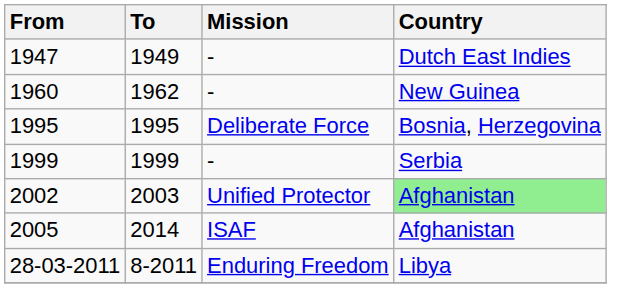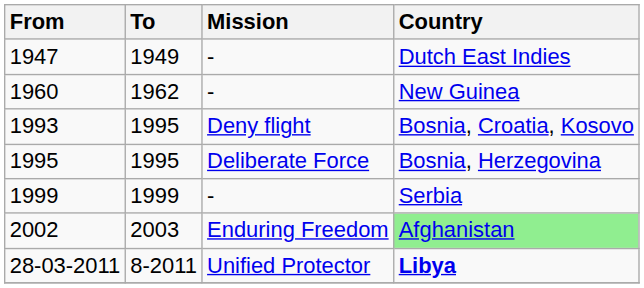+ row: (34, 126)
(289, 195) Unified Protector -> (298, 230) Enduring Freedom
- row: (34, 230)
(298, 265) Enduring Freedom -> (289, 265) Unified Protector
(425, 265) normal -> (427, 265) bold
